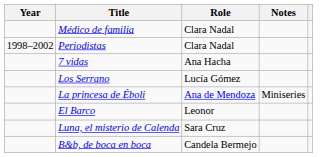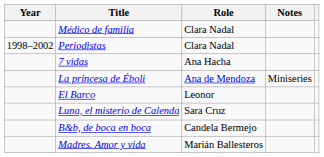- row: (84, 78)
+ row: (102, 144)
